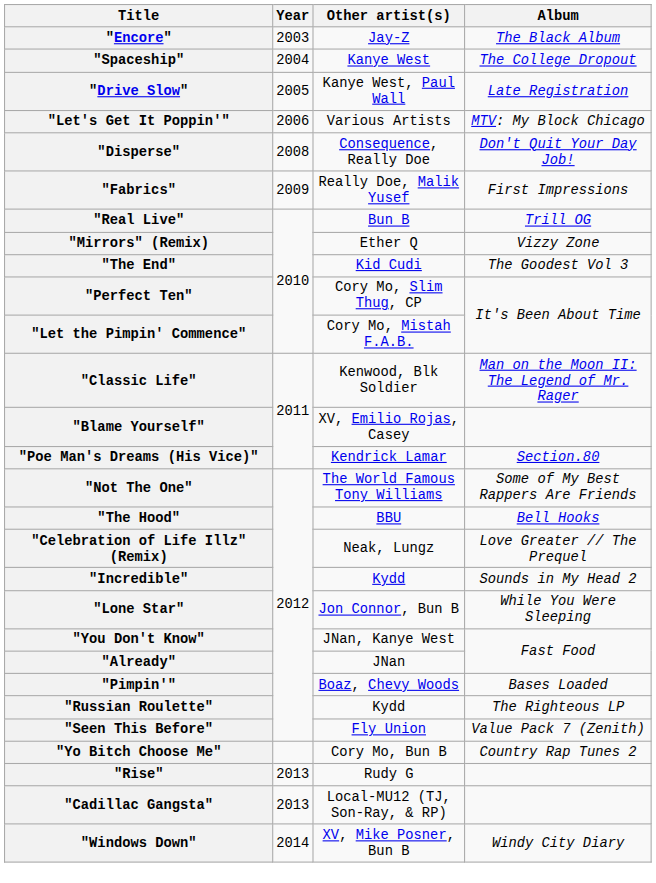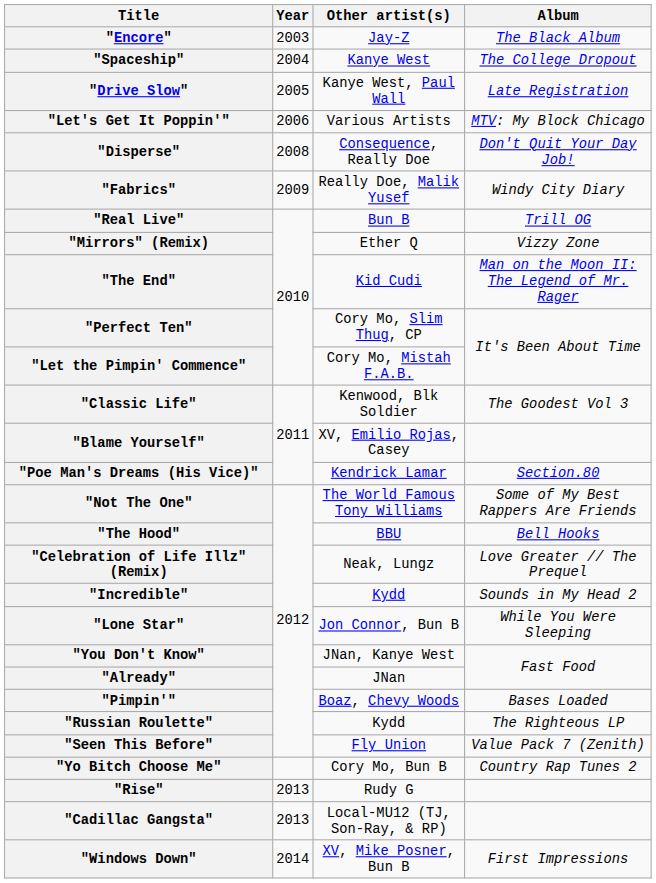(558, 190) First Impressions -> (558, 190) Windy City Diary
(558, 266) The Goodest Vol 3 -> (558, 281) Man on the Moon II: The Legend of Mr. Rager
(558, 381) Man on the Moon II: The Legend of Mr. Rager -> (558, 405) The Goodest Vol 3
(558, 843) Windy City Diary -> (558, 859) First Impressions
